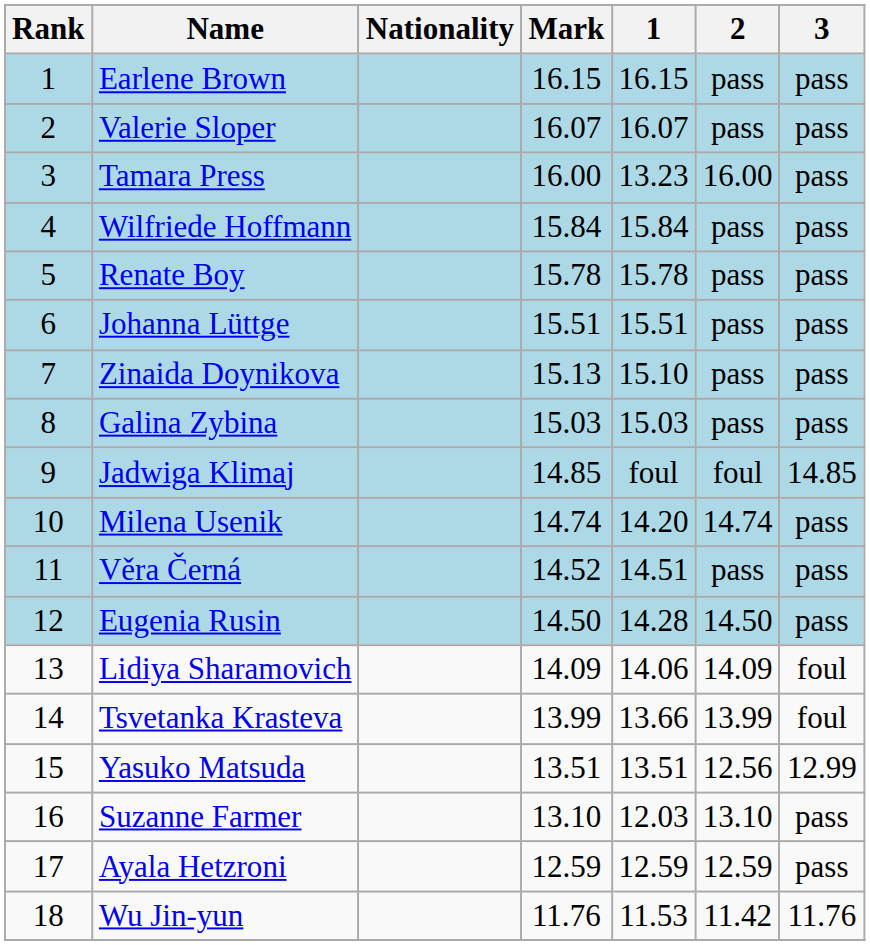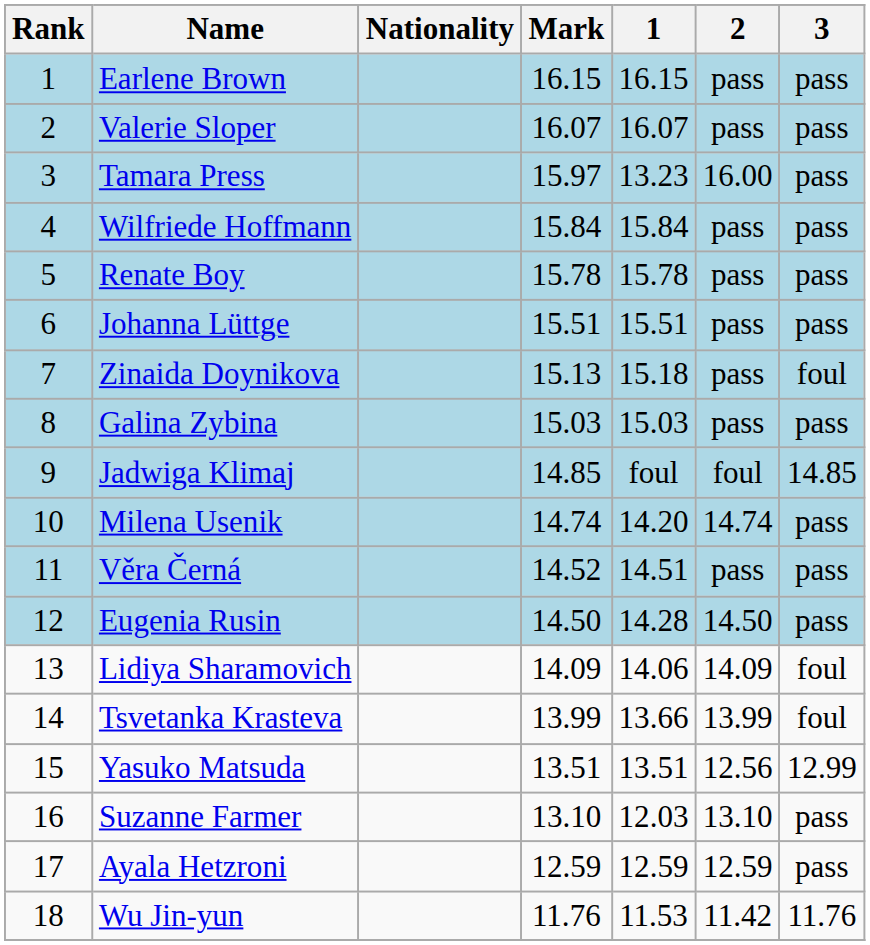(566, 176) 16.00 -> (566, 176) 15.97
(654, 373) 15.10 -> (654, 373) 15.18
(822, 373) pass -> (822, 373) foul
